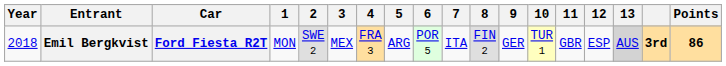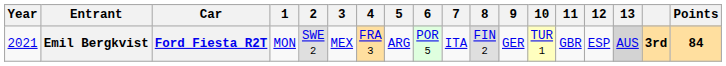(23, 43) 2018 -> (23, 43) 2021
(696, 43) 86 -> (696, 43) 84
